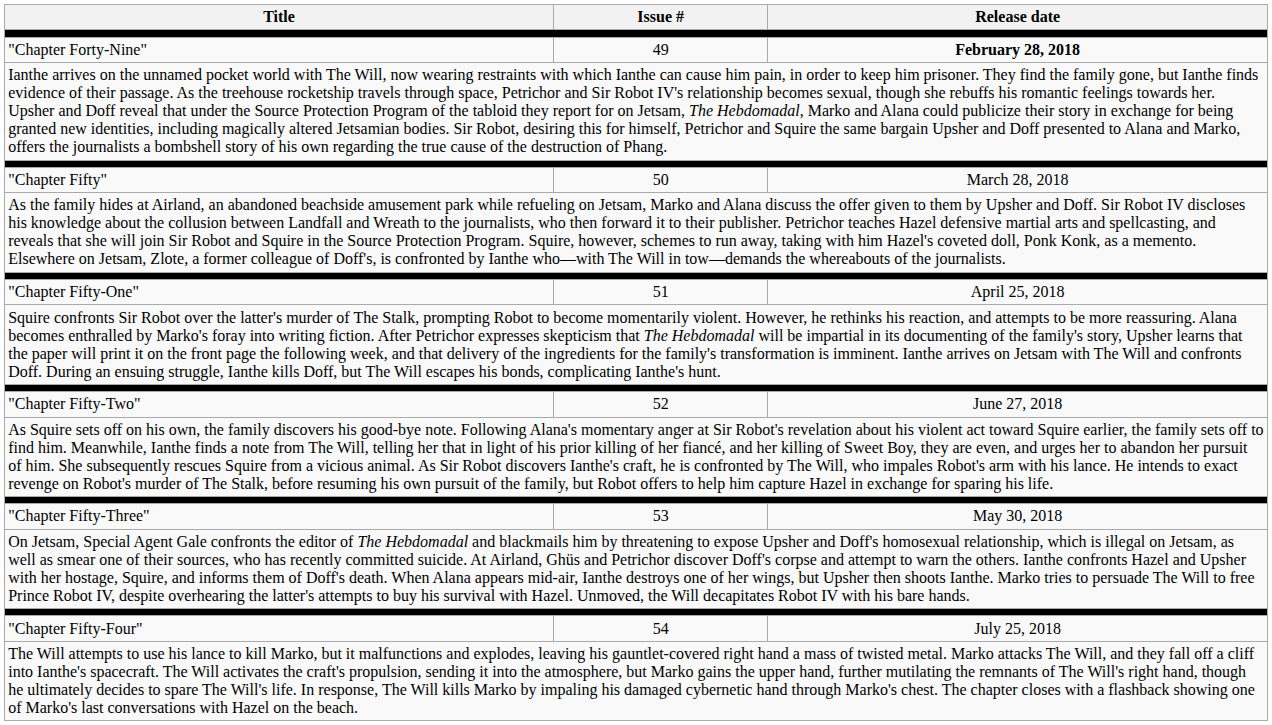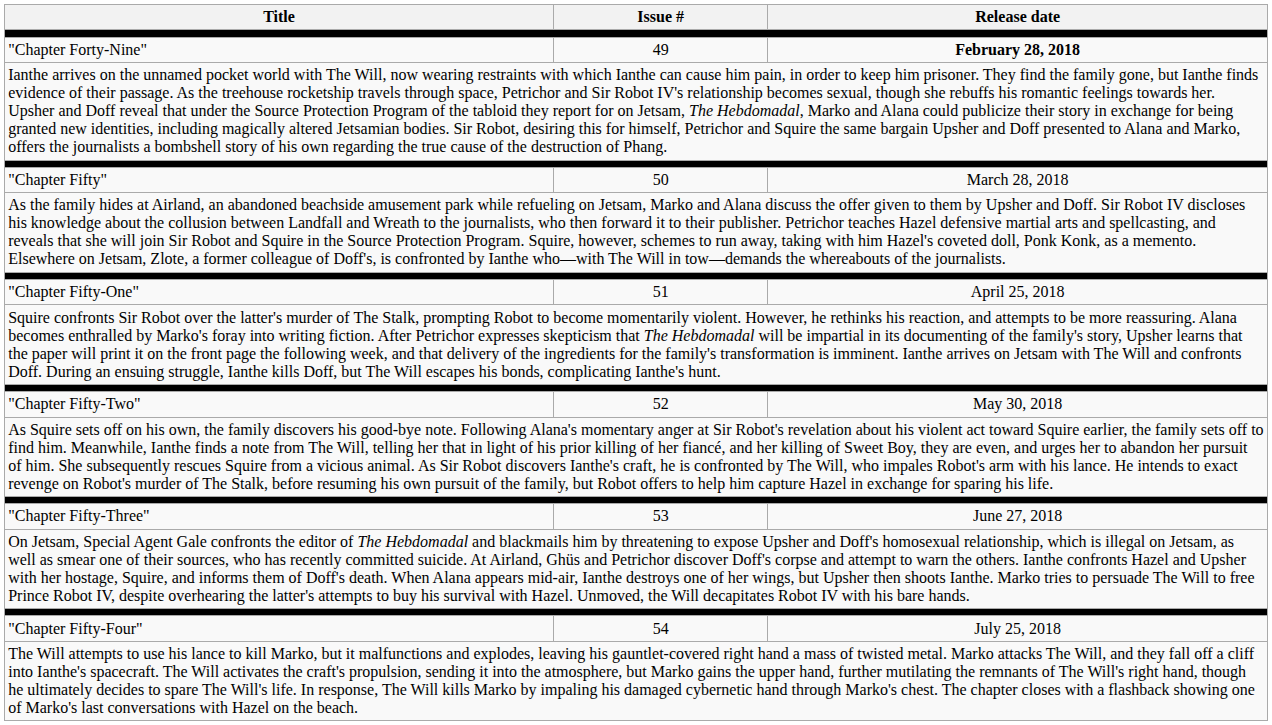(1018, 404) June 27, 2018 -> (1018, 404) May 30, 2018
(1018, 516) May 30, 2018 -> (1018, 516) June 27, 2018
